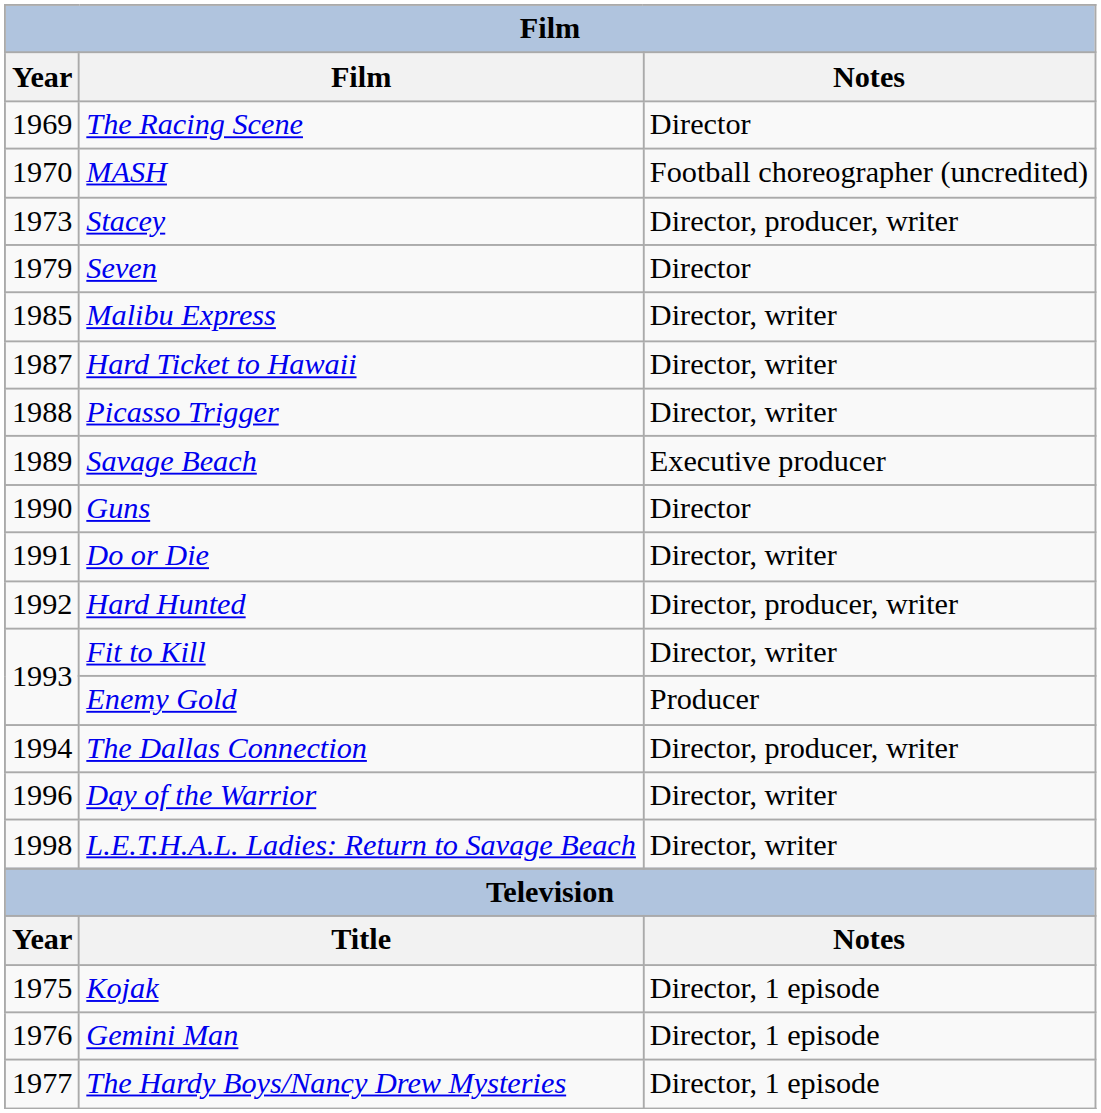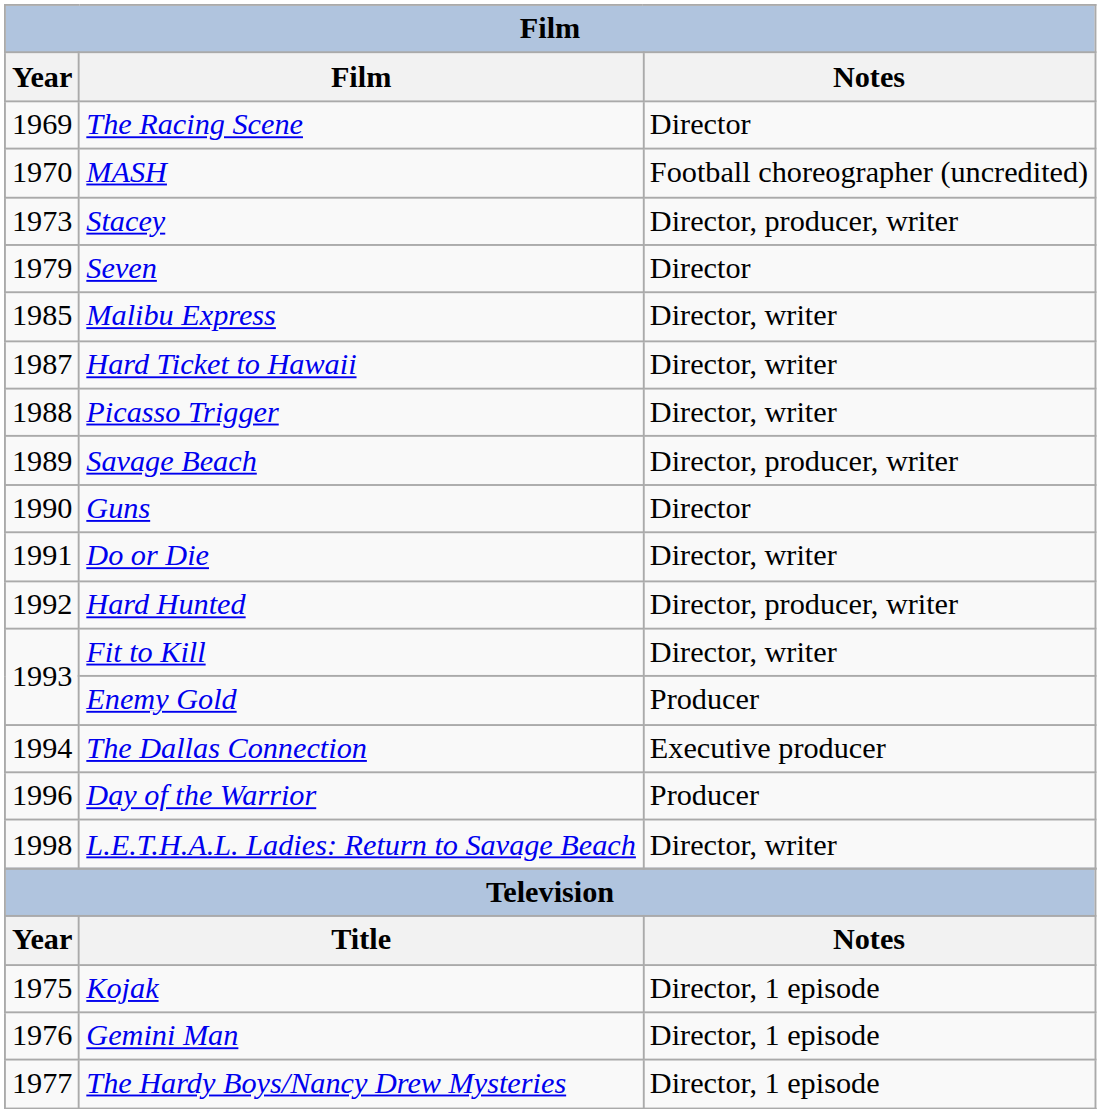(768, 460) Executive producer -> (804, 460) Director, producer, writer
(804, 747) Director, producer, writer -> (768, 747) Executive producer
(743, 795) Director, writer -> (704, 795) Producer
